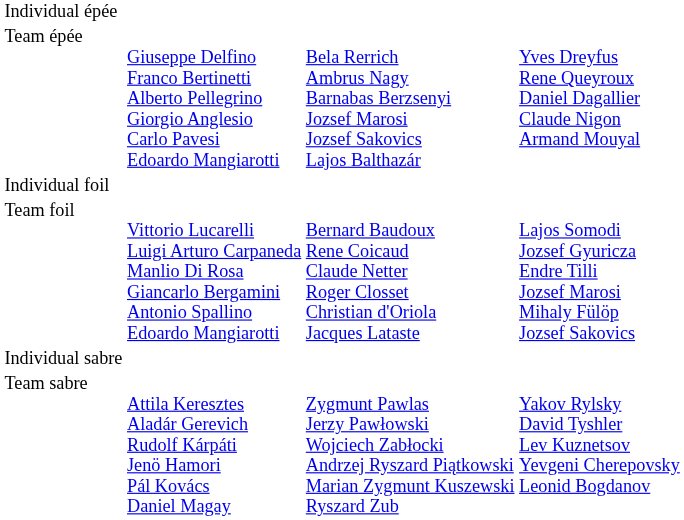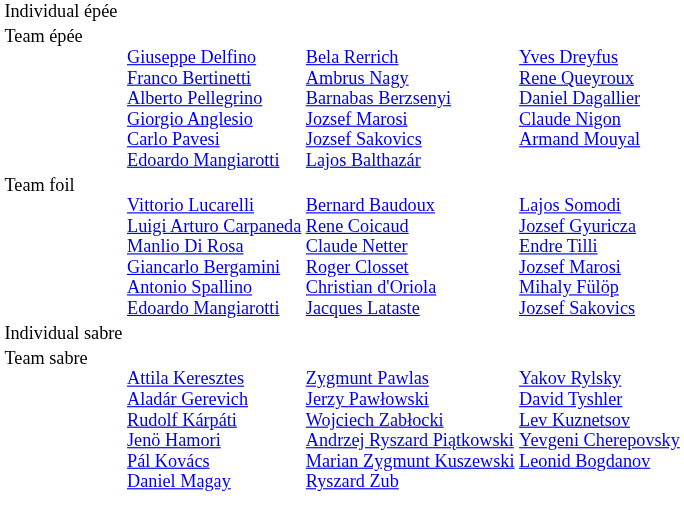- row: (57, 184)
